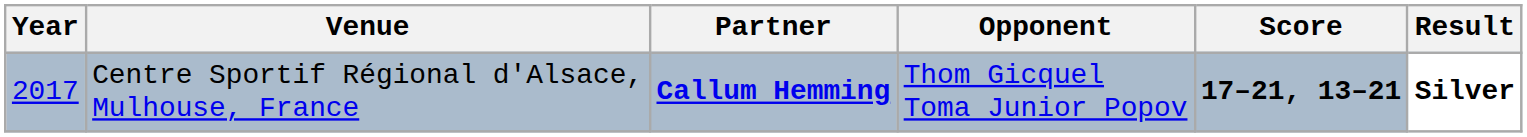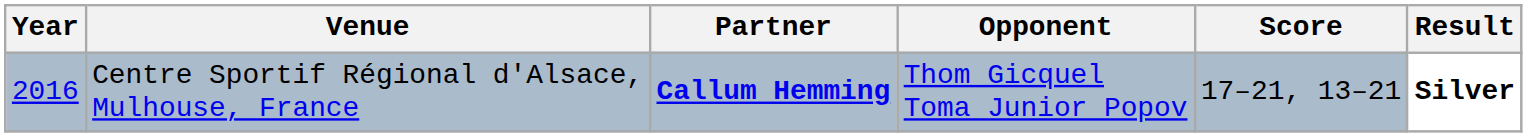(45, 92) 2017 -> (45, 92) 2016
(1301, 92) bold -> (1301, 92) normal
